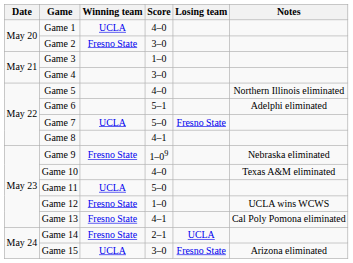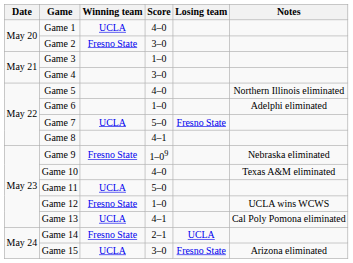(159, 106) 5–1 -> (159, 106) 1–0
(112, 219) Fresno State -> (112, 219) UCLA
